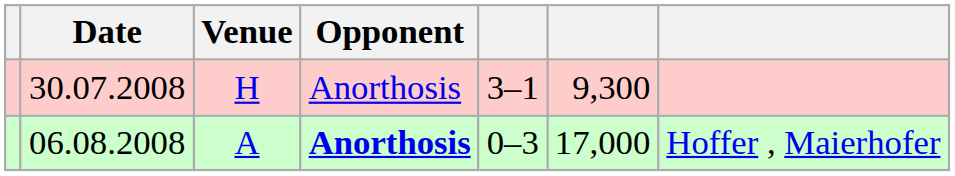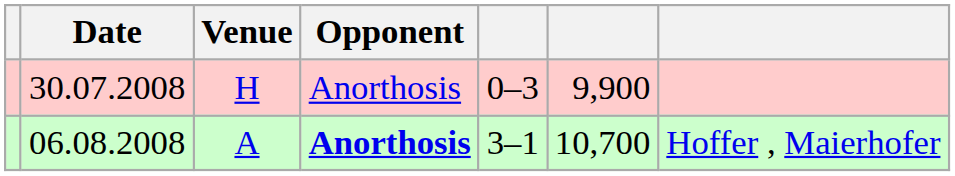(513, 87) 3–1 -> (513, 87) 0–3
(611, 87) 9,300 -> (611, 87) 9,900
(513, 142) 0–3 -> (513, 142) 3–1
(603, 142) 17,000 -> (603, 142) 10,700
